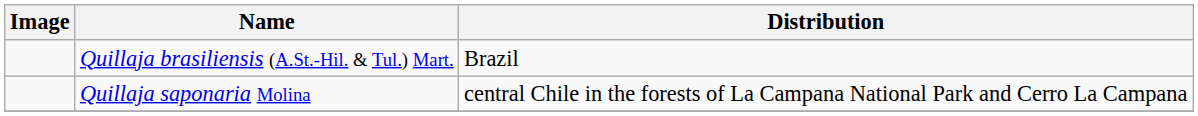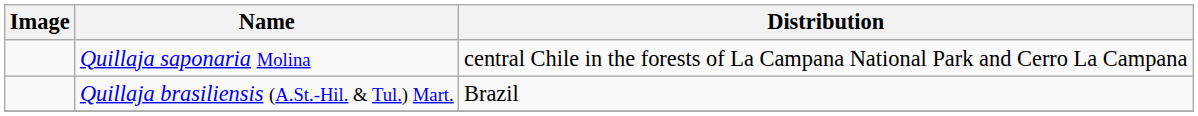rows swapped: (267, 57) <-> (195, 93)
